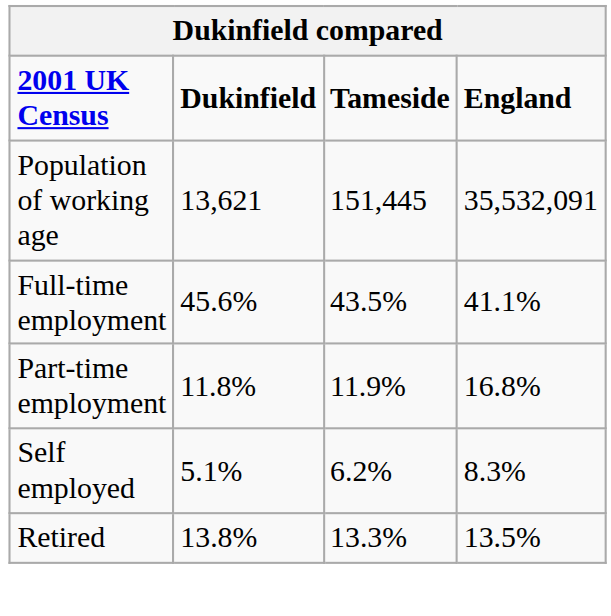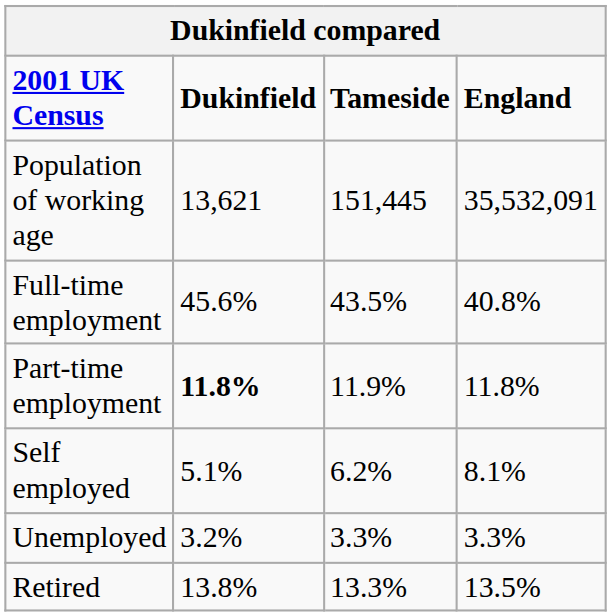(502, 301) 41.1% -> (502, 301) 40.8%
(218, 385) normal -> (220, 385) bold
(502, 385) 16.8% -> (502, 385) 11.8%
(495, 470) 8.3% -> (495, 470) 8.1%
+ row: (89, 536)
